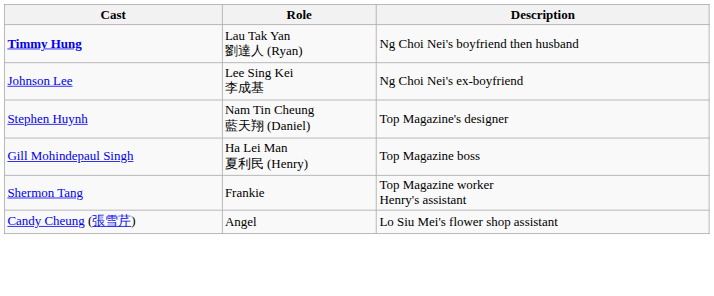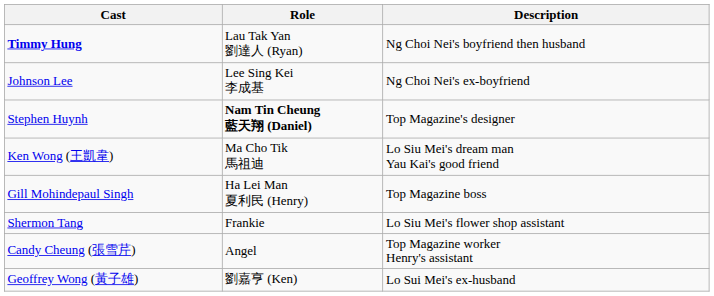(270, 118) normal -> (273, 118) bold
+ row: (60, 156)
(437, 192) Top Magazine worker Henry's assistant -> (475, 223) Lo Siu Mei's flower shop assistant
(469, 221) Lo Siu Mei's flower shop assistant -> (443, 250) Top Magazine worker Henry's assistant
+ row: (73, 279)
